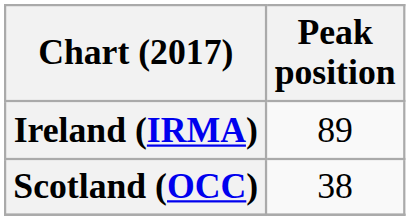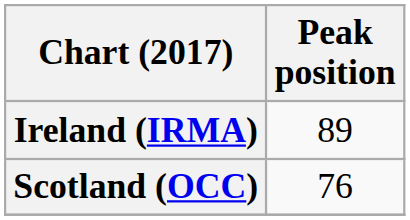(335, 186) 38 -> (335, 186) 76
